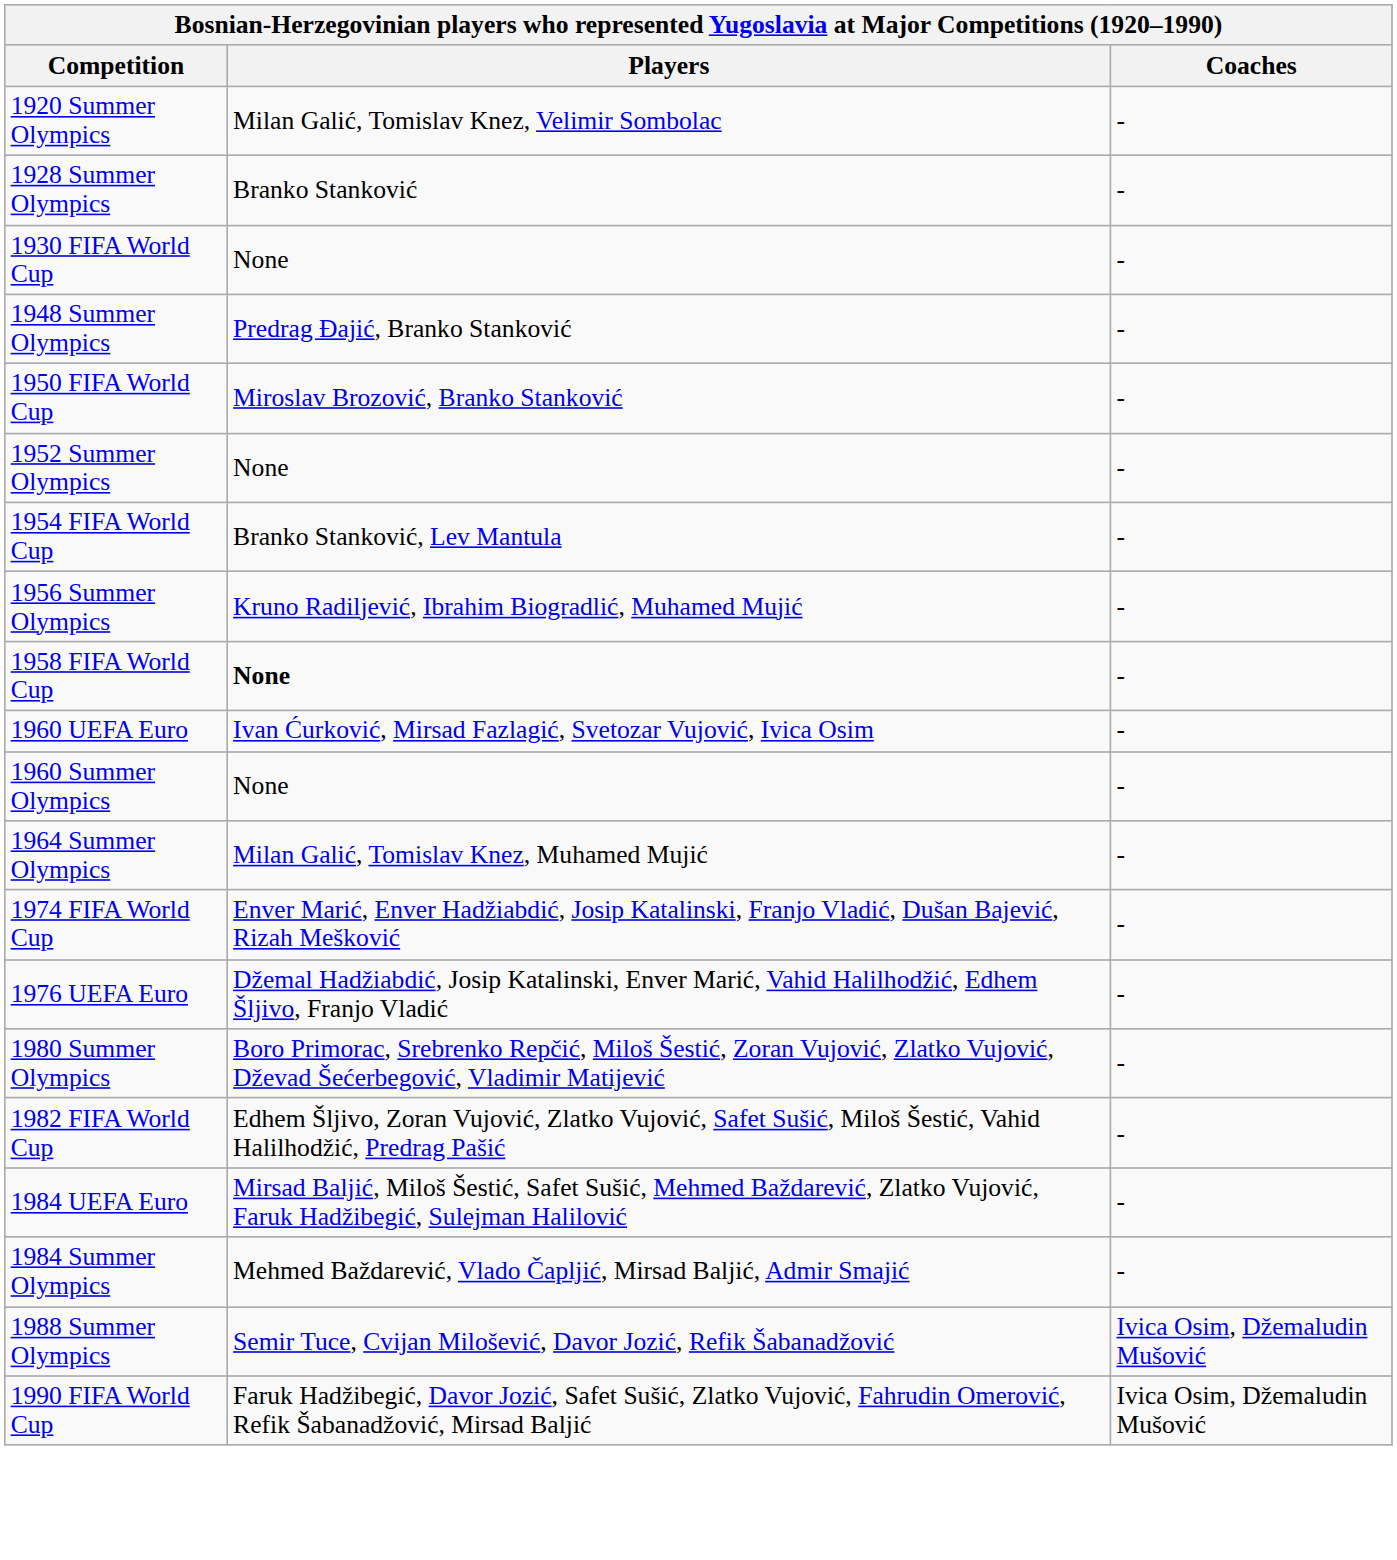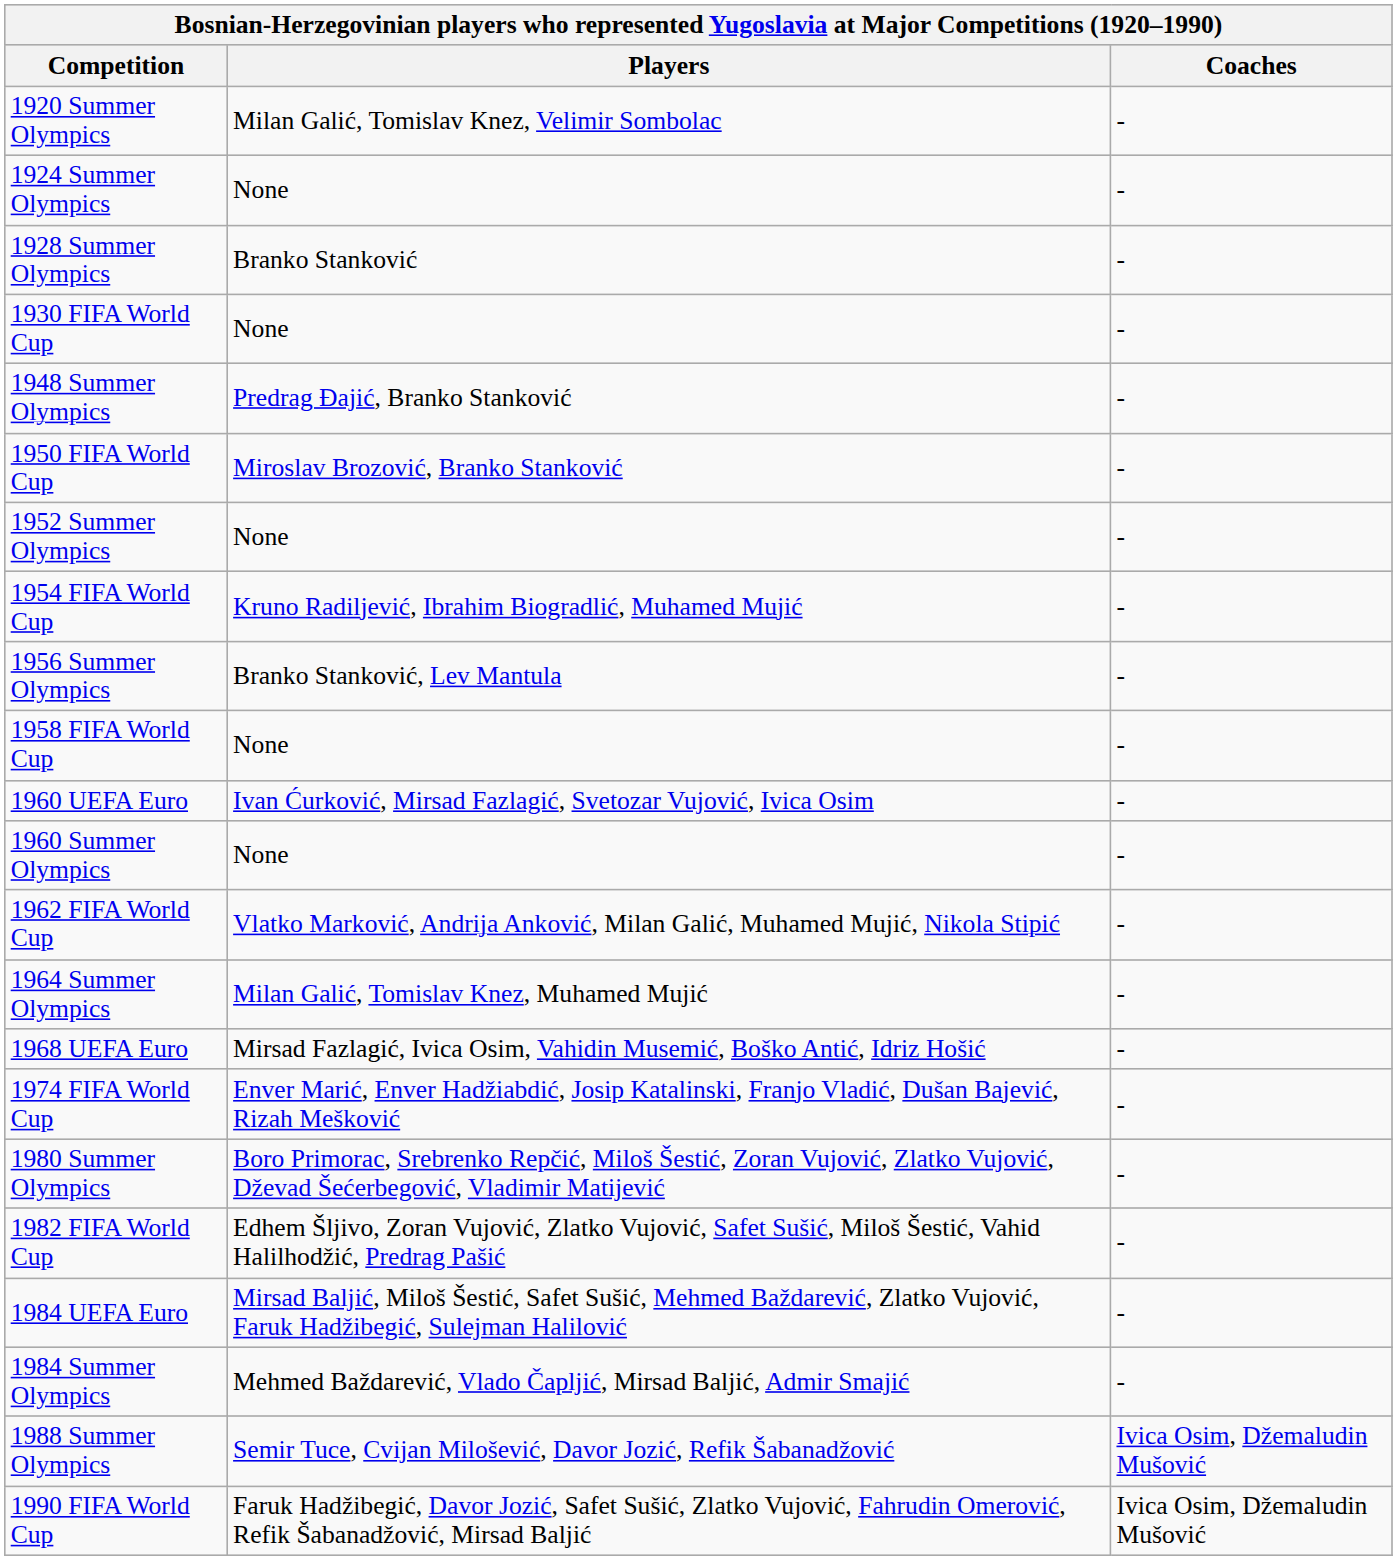+ row: (83, 189)
(397, 536) Branko Stanković, Lev Mantula -> (518, 606) Kruno Radiljević, Ibrahim Biogradlić, Muhamed Mujić
(518, 606) Kruno Radiljević, Ibrahim Biogradlić, Muhamed Mujić -> (397, 675) Branko Stanković, Lev Mantula
(262, 675) bold -> (261, 745) normal
+ row: (100, 924)
+ row: (99, 1048)
- row: (99, 993)
